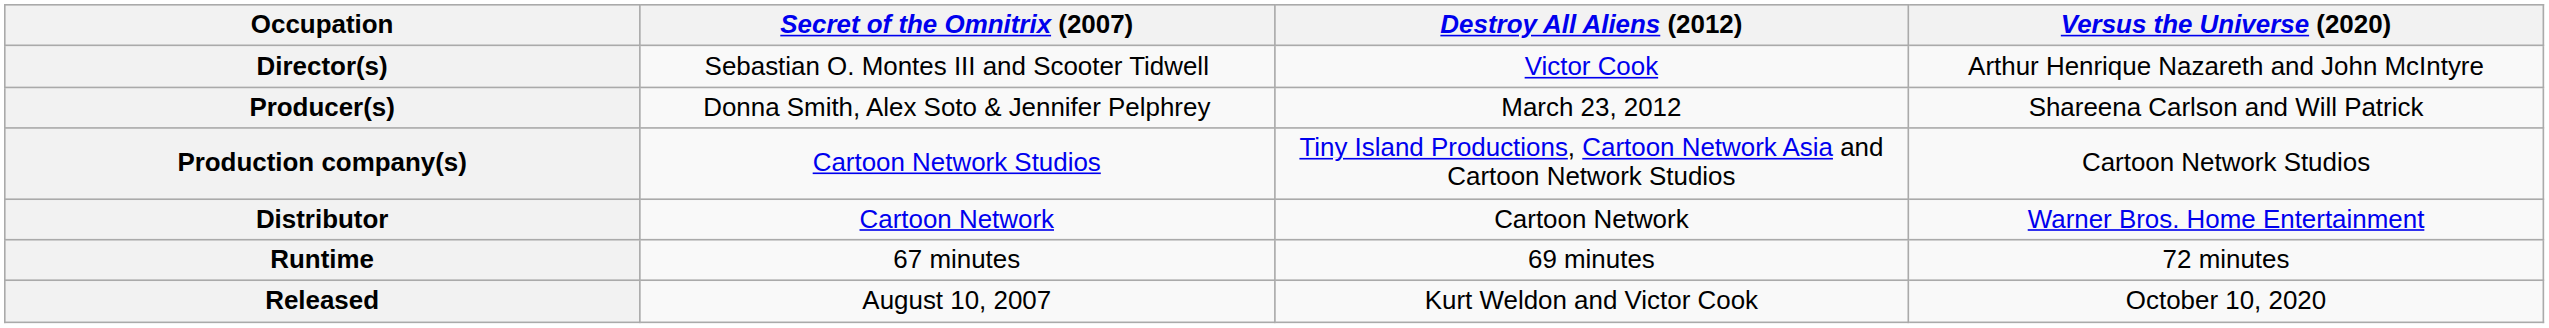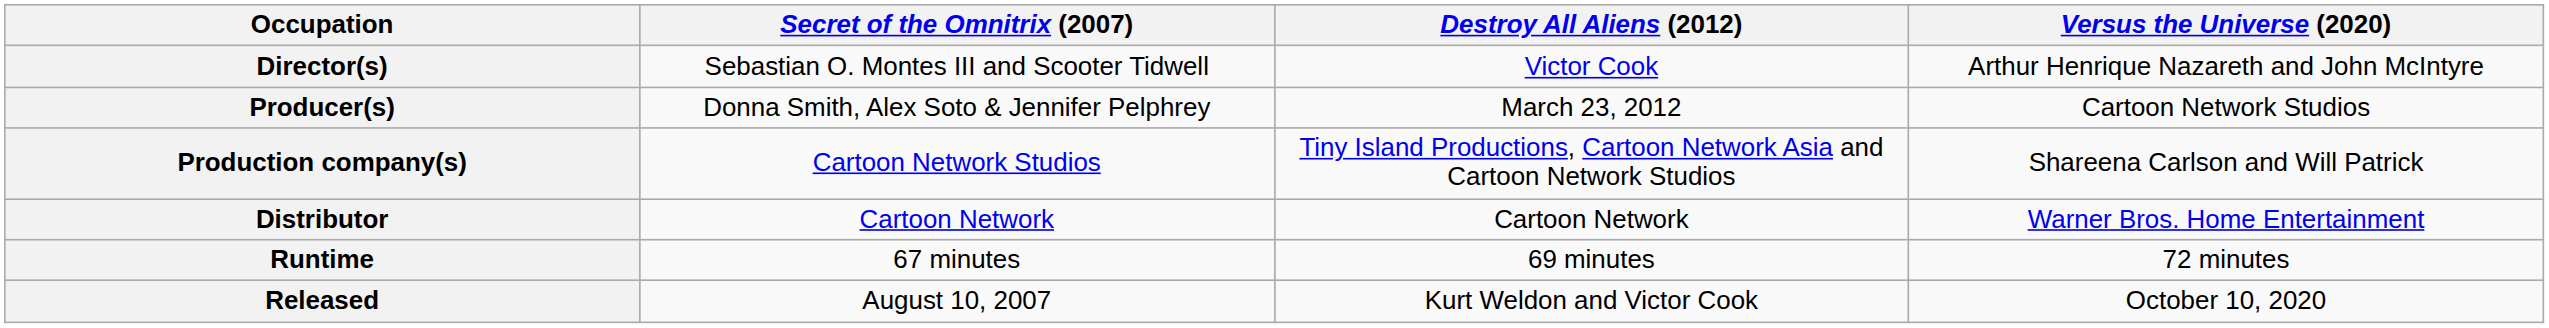(2226, 107) Shareena Carlson and Will Patrick -> (2226, 107) Cartoon Network Studios
(2226, 162) Cartoon Network Studios -> (2226, 162) Shareena Carlson and Will Patrick
